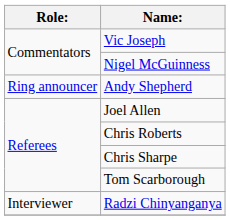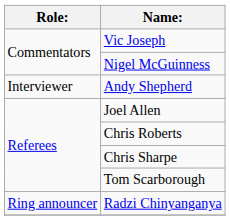(52, 87) Ring announcer -> (40, 87) Interviewer
(40, 203) Interviewer -> (52, 203) Ring announcer
